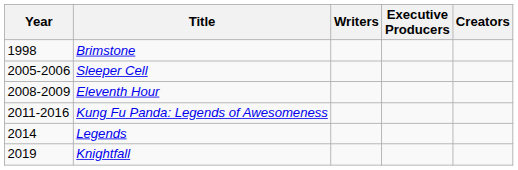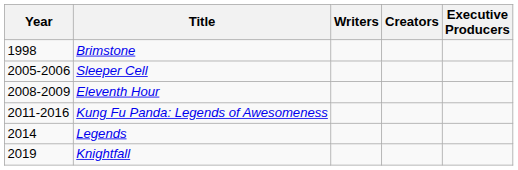columns swapped: (483, 22) <-> (417, 22)
